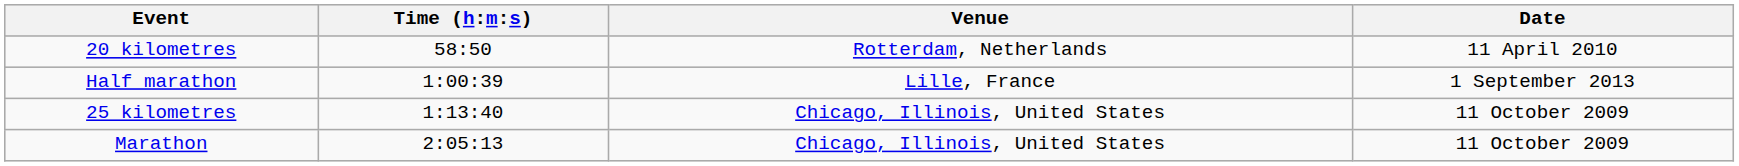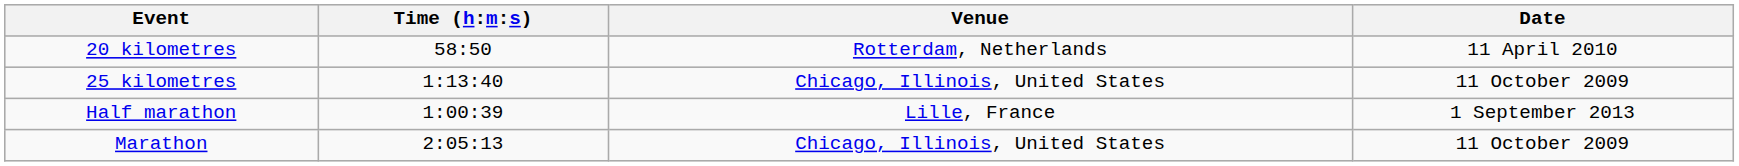rows swapped: (161, 83) <-> (161, 114)
